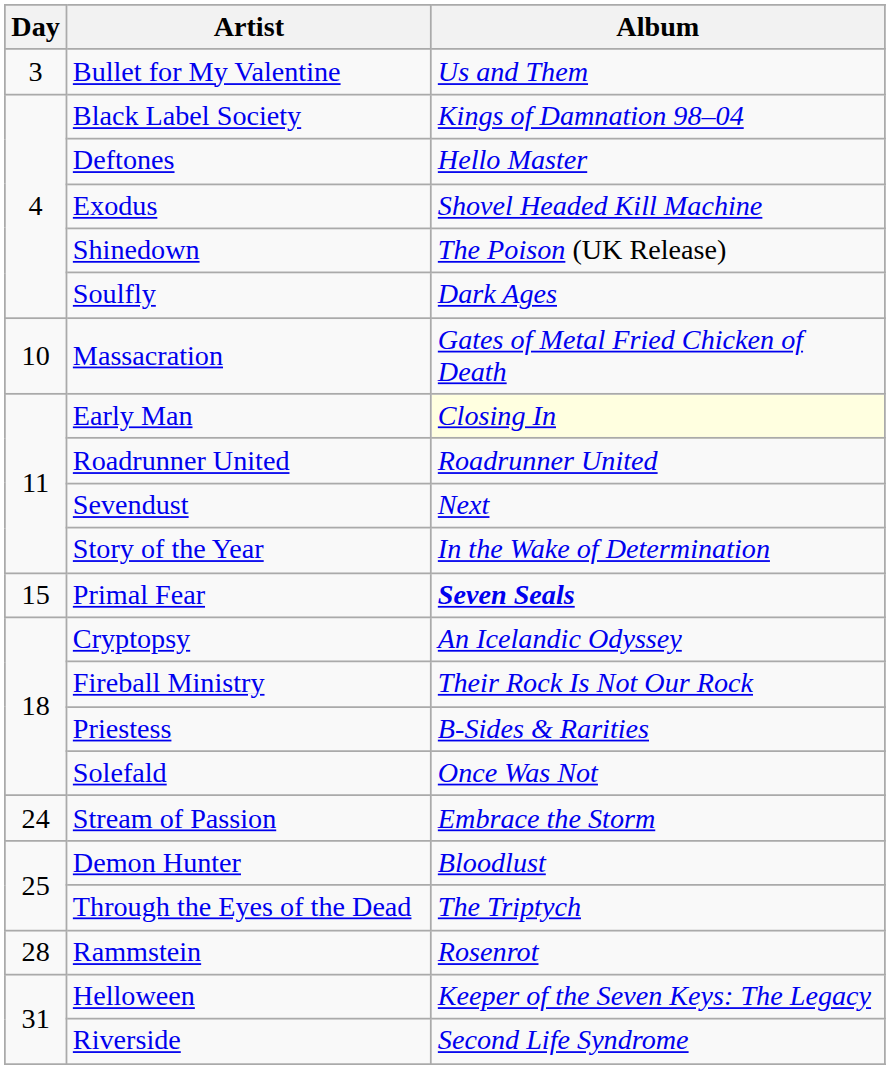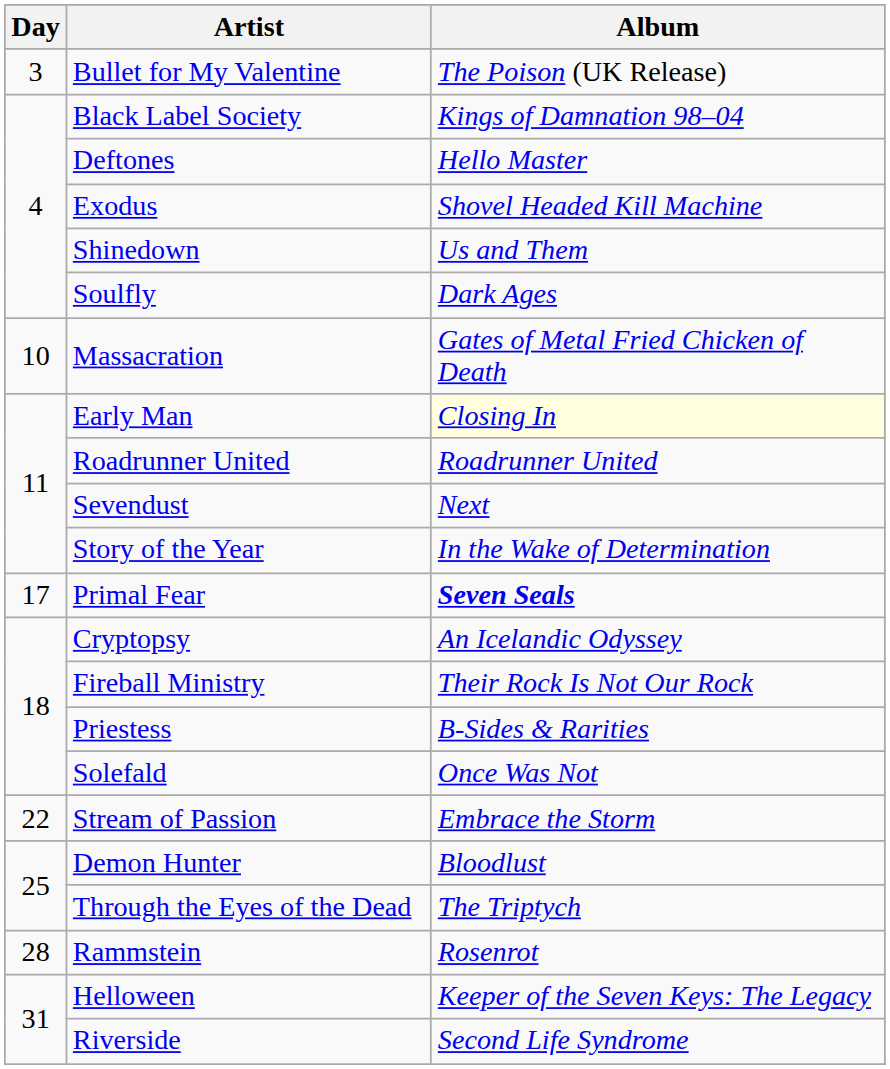(513, 71) Us and Them -> (582, 71) The Poison (UK Release)
(582, 250) The Poison (UK Release) -> (513, 250) Us and Them
(36, 594) 15 -> (36, 594) 17
(36, 817) 24 -> (36, 817) 22
